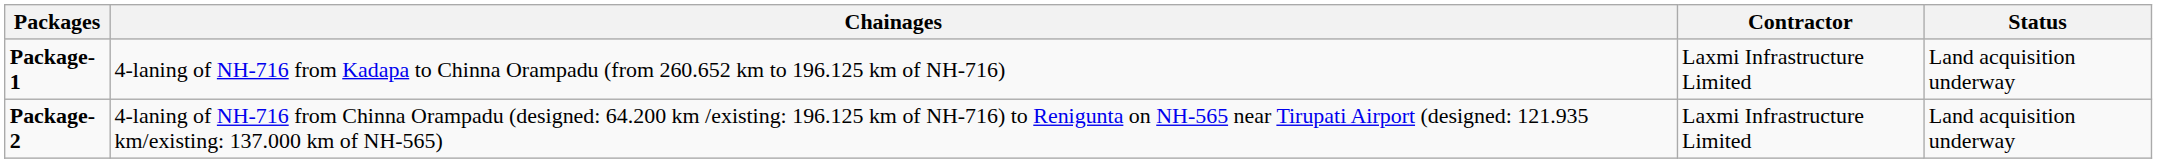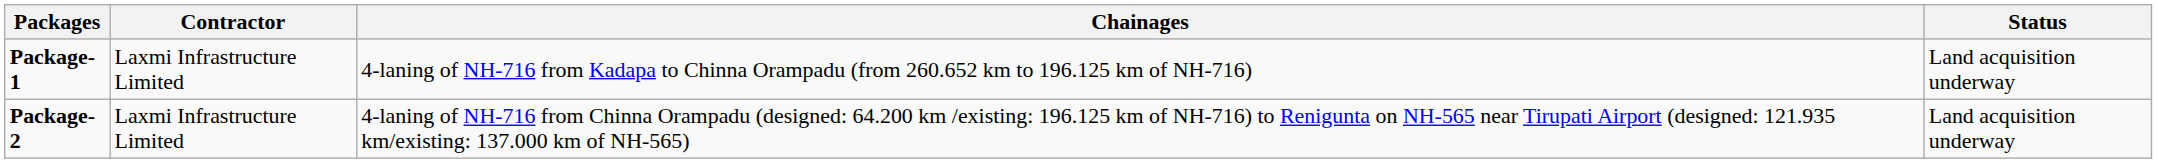columns swapped: (893, 21) <-> (1800, 21)
